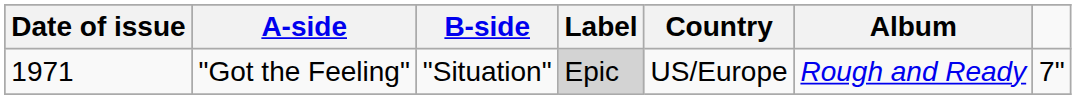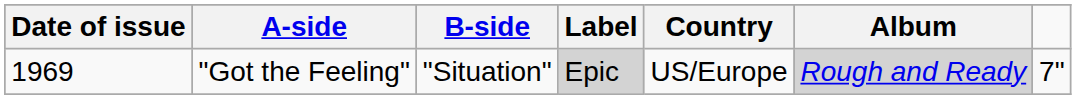(42, 71) 1971 -> (42, 71) 1969
(913, 71) no background -> (913, 71) lightgrey background
